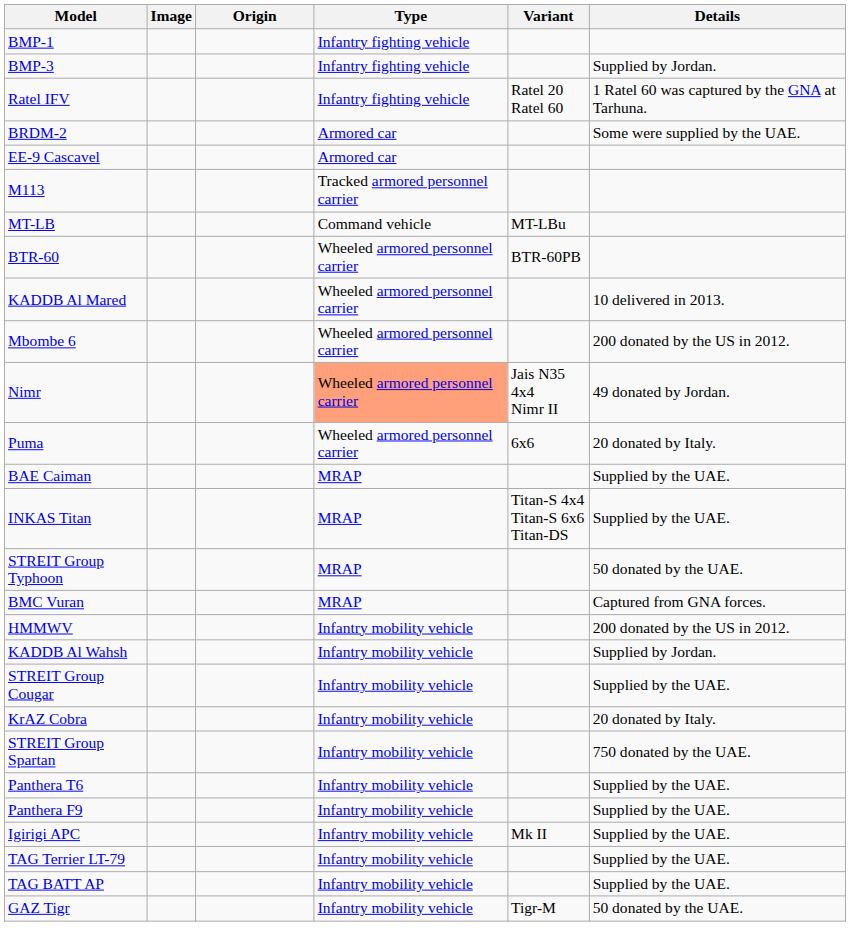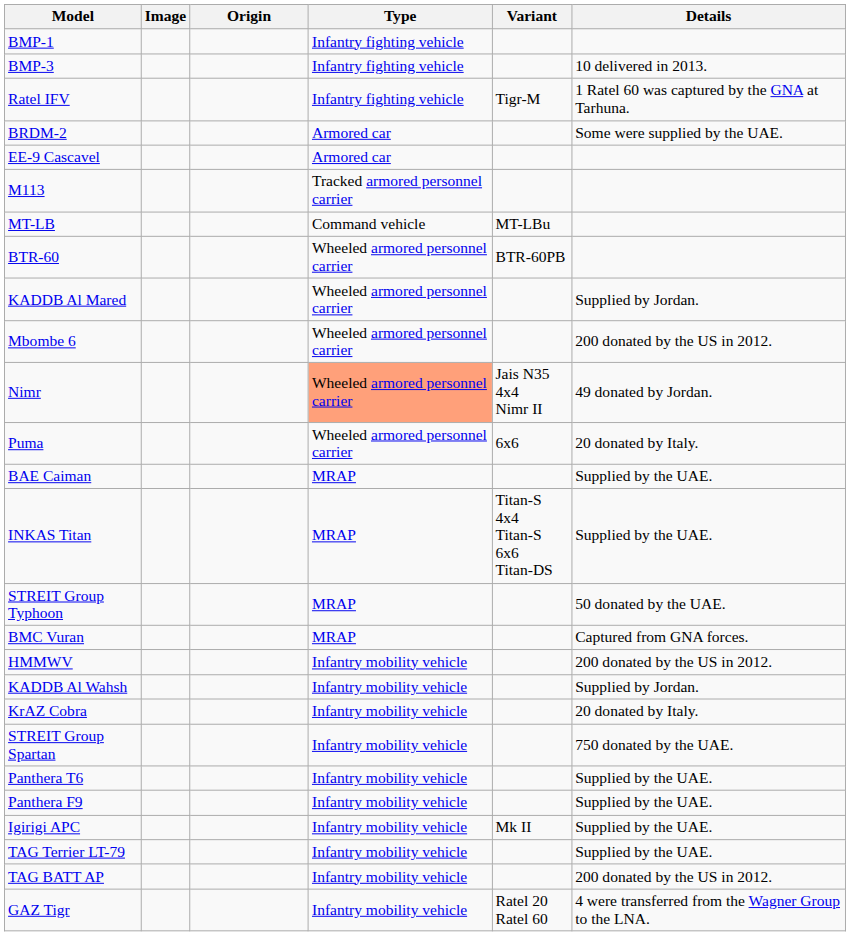(655, 66) Supplied by Jordan. -> (641, 66) 10 delivered in 2013.
(537, 99) Ratel 20 Ratel 60 -> (518, 99) Tigr-M
(659, 299) 10 delivered in 2013. -> (637, 299) Supplied by Jordan.
- row: (56, 685)
(661, 883) Supplied by the UAE. -> (674, 876) 200 donated by the US in 2012.
(533, 908) Tigr-M -> (522, 909) Ratel 20 Ratel 60
(668, 908) 50 donated by the UAE. -> (708, 909) 4 were transferred from the Wagner Group to the LNA.
